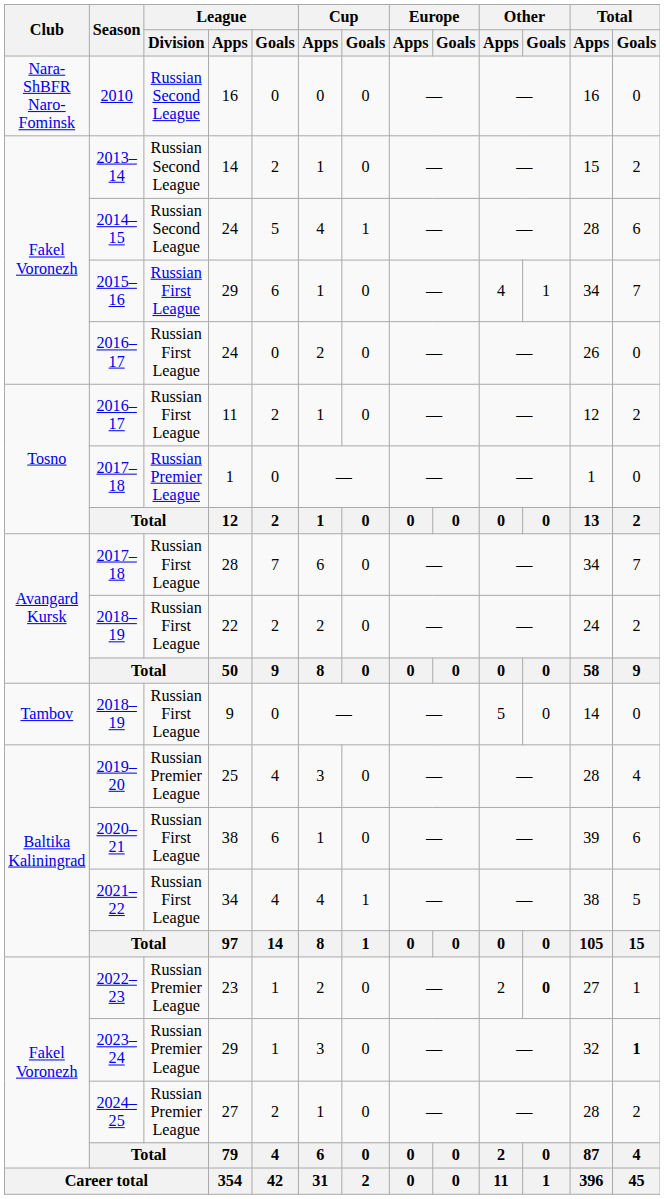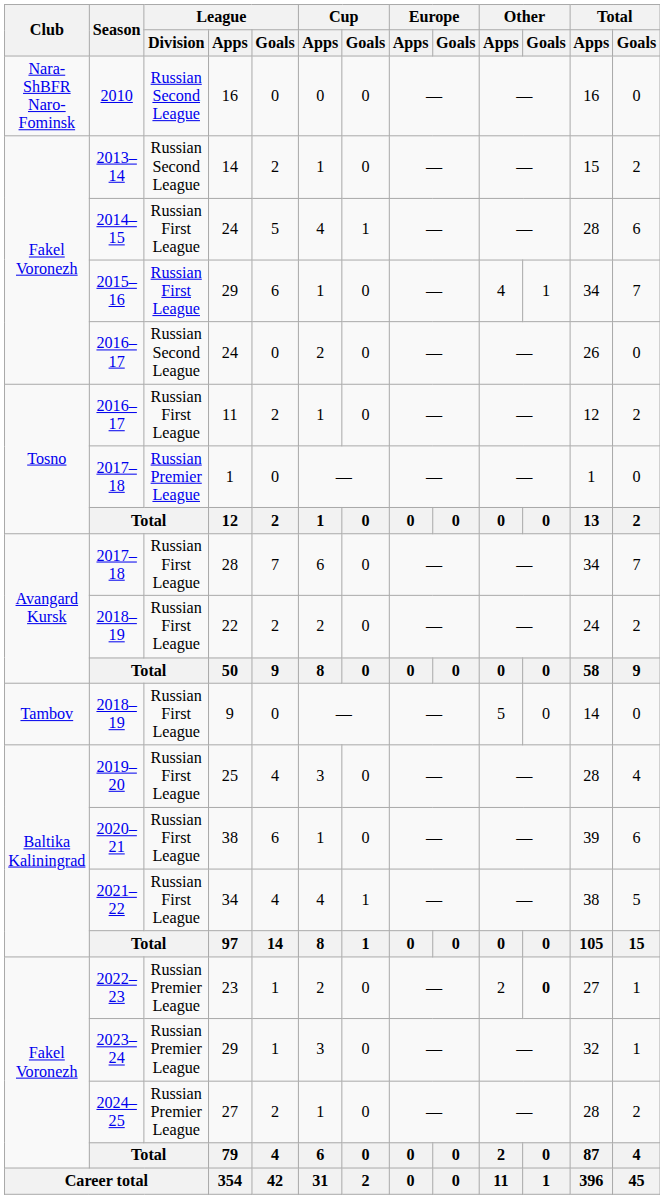(176, 228) Russian Second League -> (176, 228) Russian First League
(176, 352) Russian First League -> (176, 352) Russian Second League
(176, 776) Russian Premier League -> (176, 776) Russian First League
(636, 1049) bold -> (636, 1049) normal
